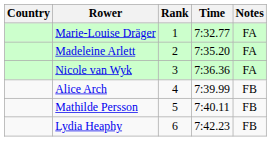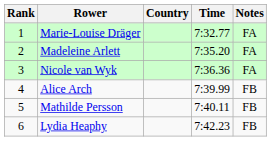columns swapped: (175, 13) <-> (28, 13)
